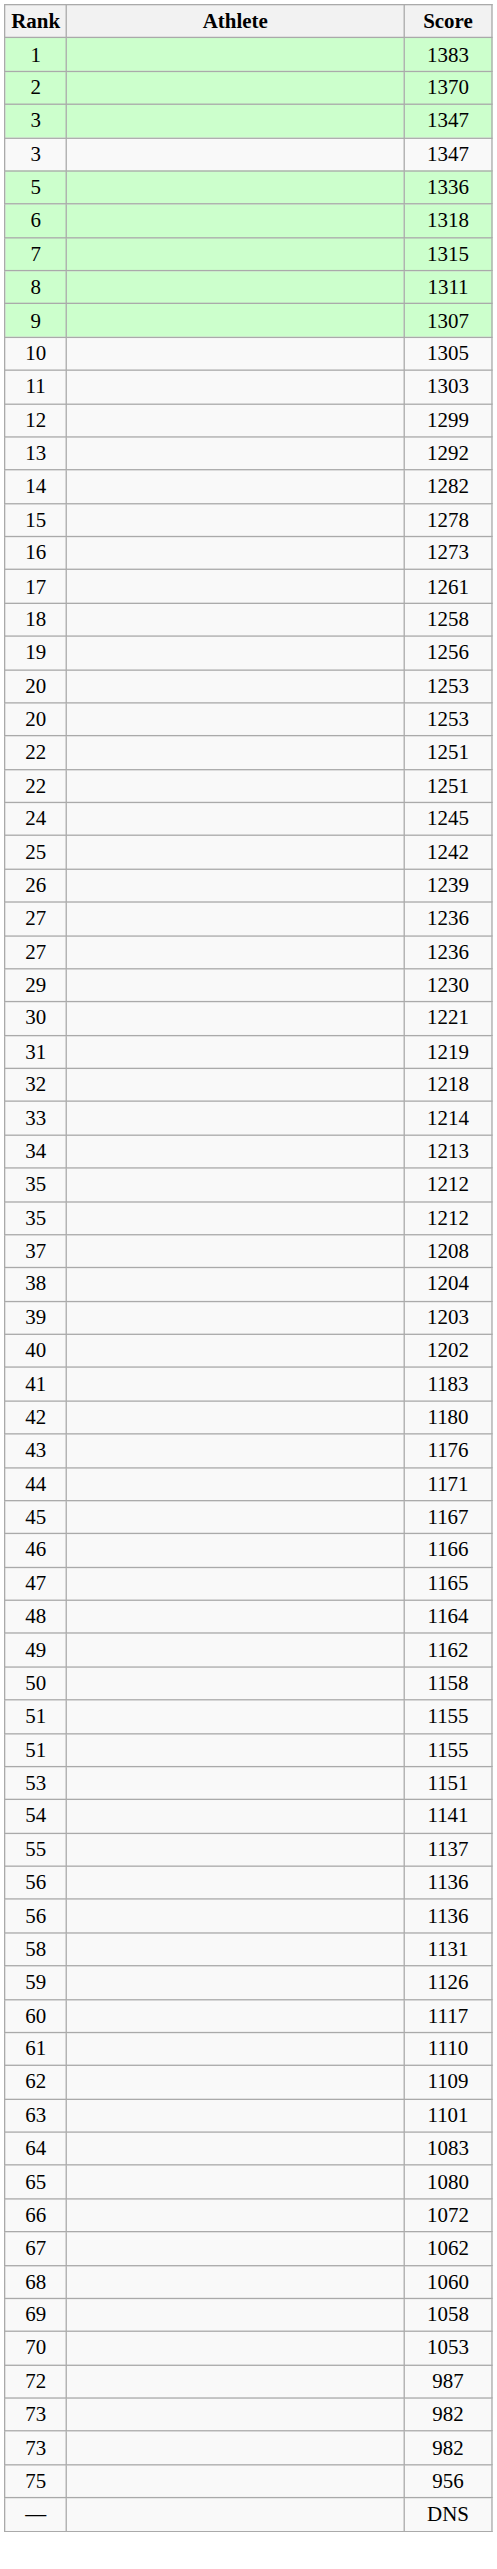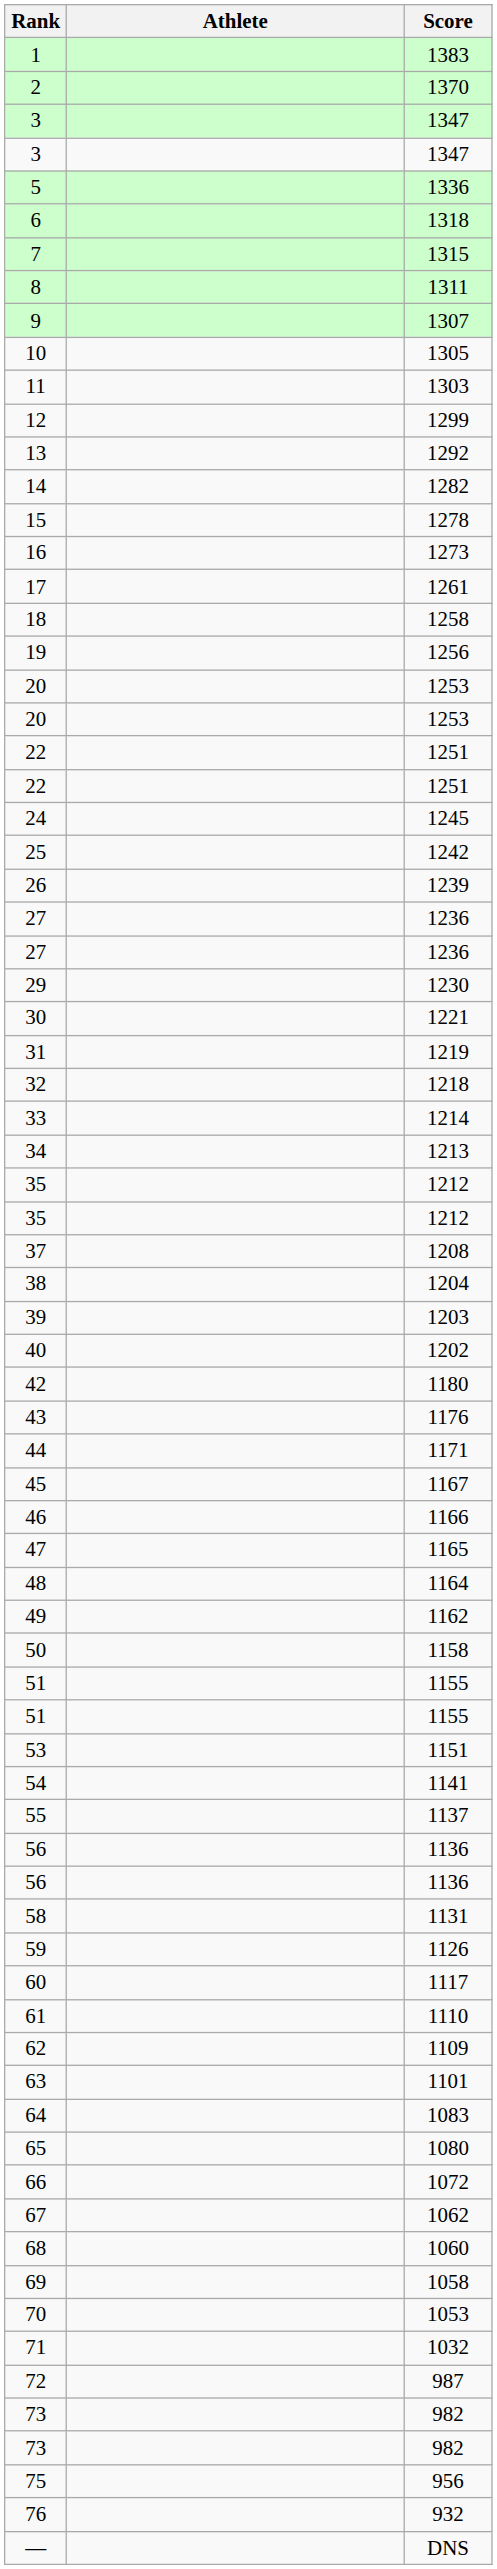- row: (36, 1384)
+ row: (36, 2348)
+ row: (36, 2514)
